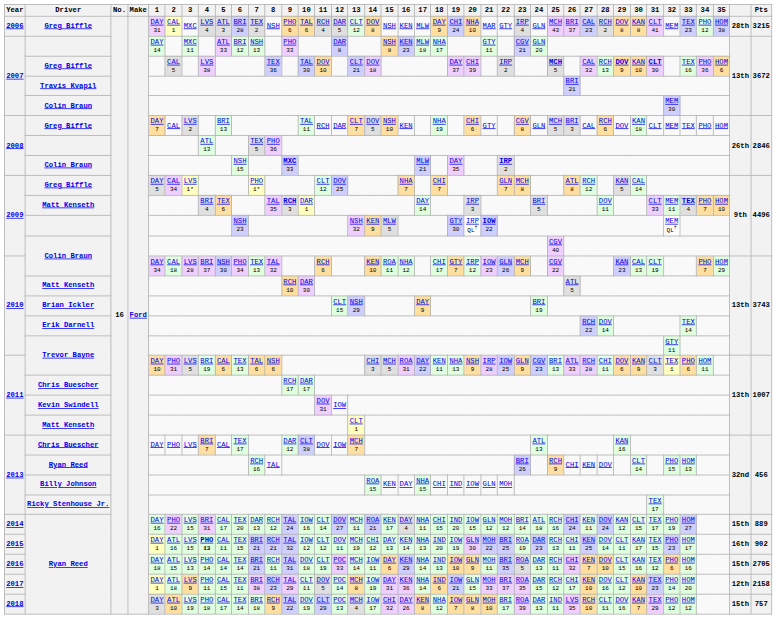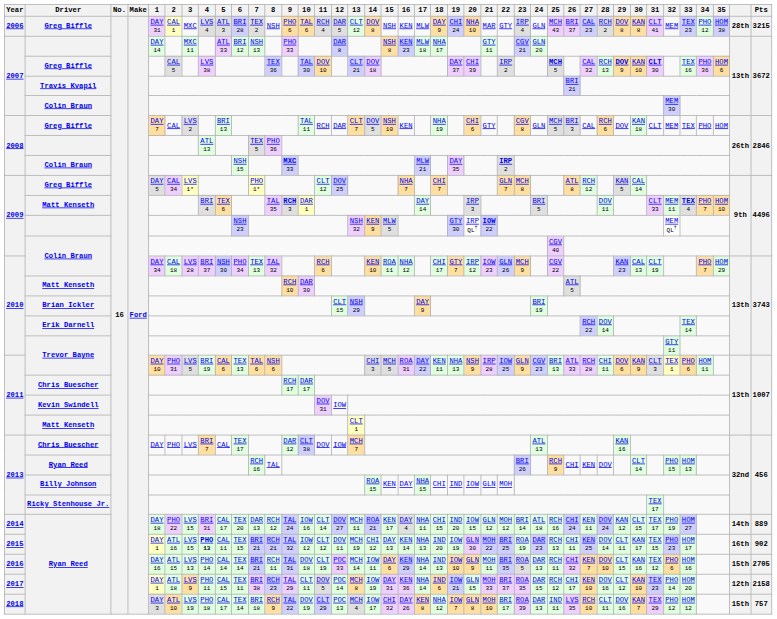(157, 524) DAY 16 -> (157, 524) DAY 18
(740, 524) 15th -> (740, 524) 14th
(157, 564) DAY 18 -> (157, 564) DAY 16
